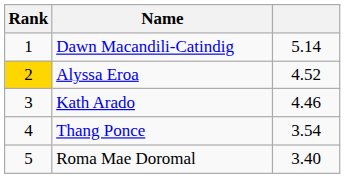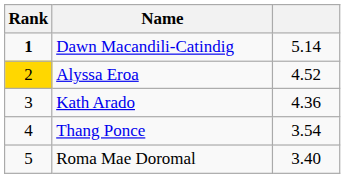(28, 46) normal -> (28, 46) bold
(306, 102) 4.46 -> (306, 102) 4.36
